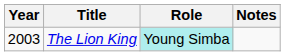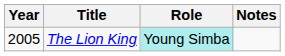(24, 39) 2003 -> (24, 39) 2005
